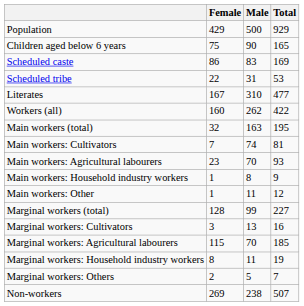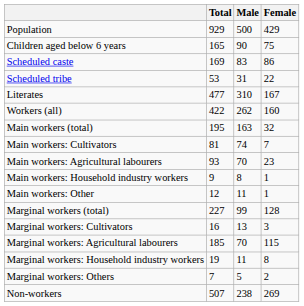columns swapped: (285, 12) <-> (225, 12)
